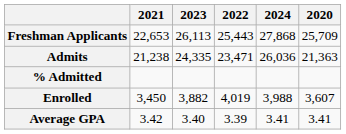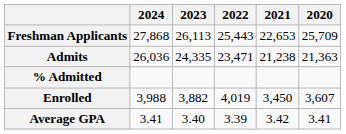columns swapped: (278, 14) <-> (151, 14)
